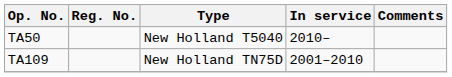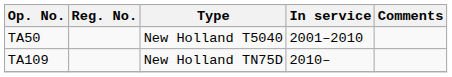(310, 38) 2010– -> (326, 38) 2001–2010
(326, 60) 2001–2010 -> (310, 60) 2010–
